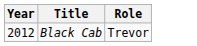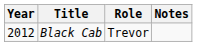+ column: (172, 14)
